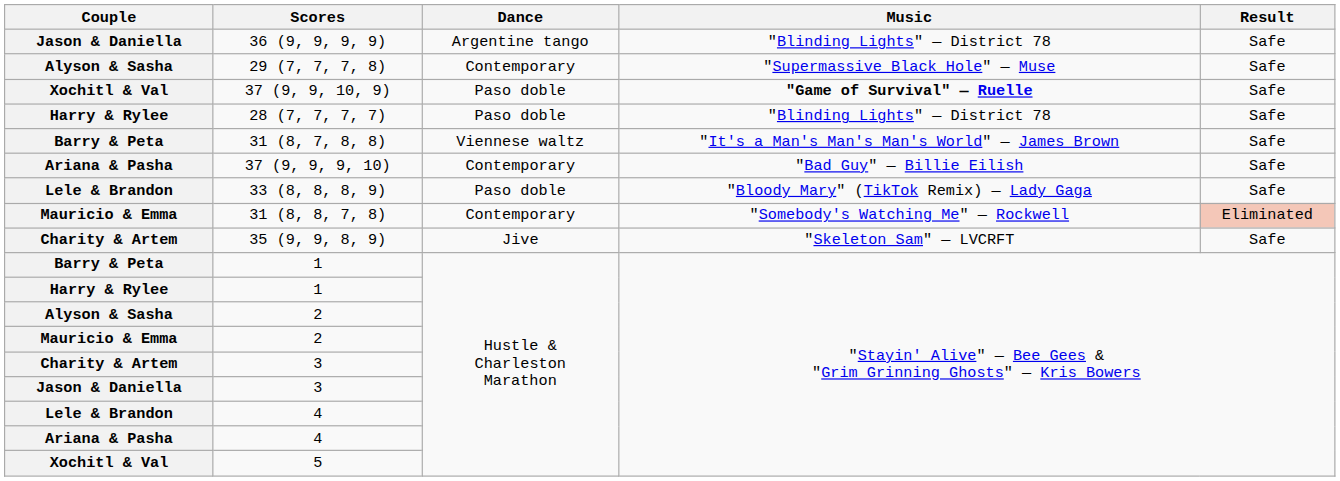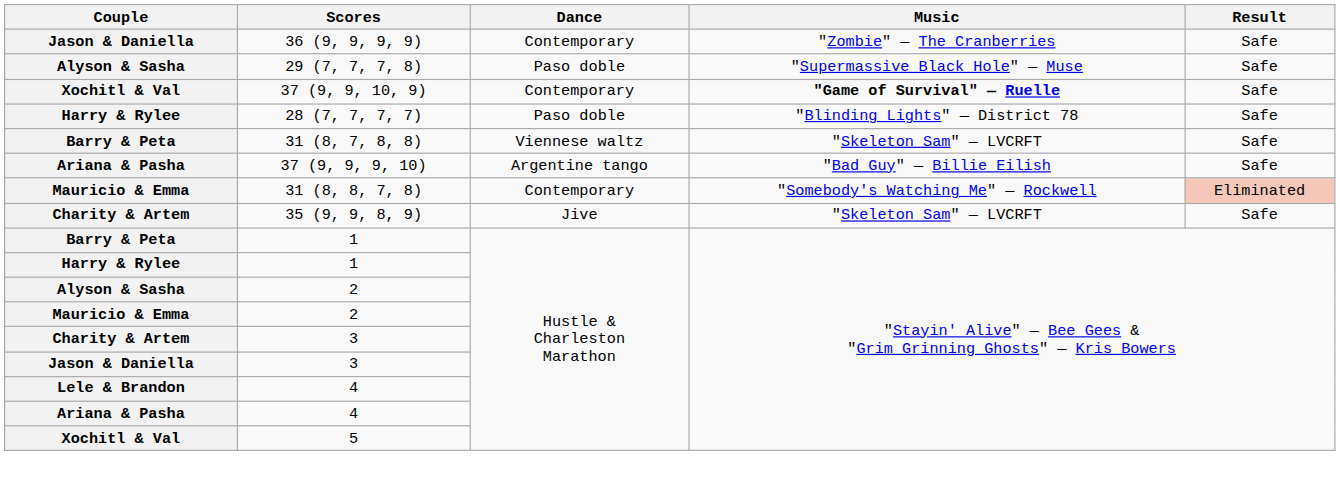(520, 42) Argentine tango -> (579, 42) Contemporary
(909, 42) "Blinding Lights" — District 78 -> (937, 42) "Zombie" — The Cranberries
(520, 67) Contemporary -> (579, 67) Paso doble
(520, 91) Paso doble -> (579, 91) Contemporary
(909, 141) "It's a Man's Man's Man's World" — James Brown -> (937, 141) "Skeleton Sam" — LVCRFT
(520, 166) Contemporary -> (579, 166) Argentine tango
- row: (109, 191)
